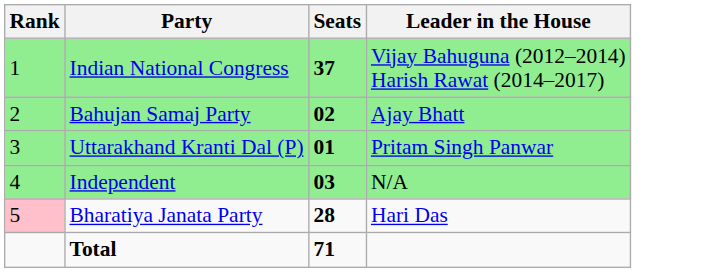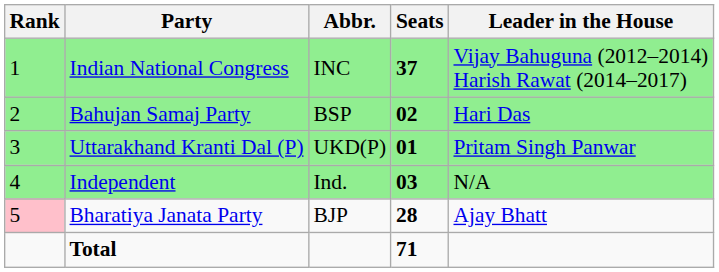+ column: (350, 21)
(418, 113) Ajay Bhatt -> (492, 113) Hari Das
(409, 215) Hari Das -> (500, 215) Ajay Bhatt
